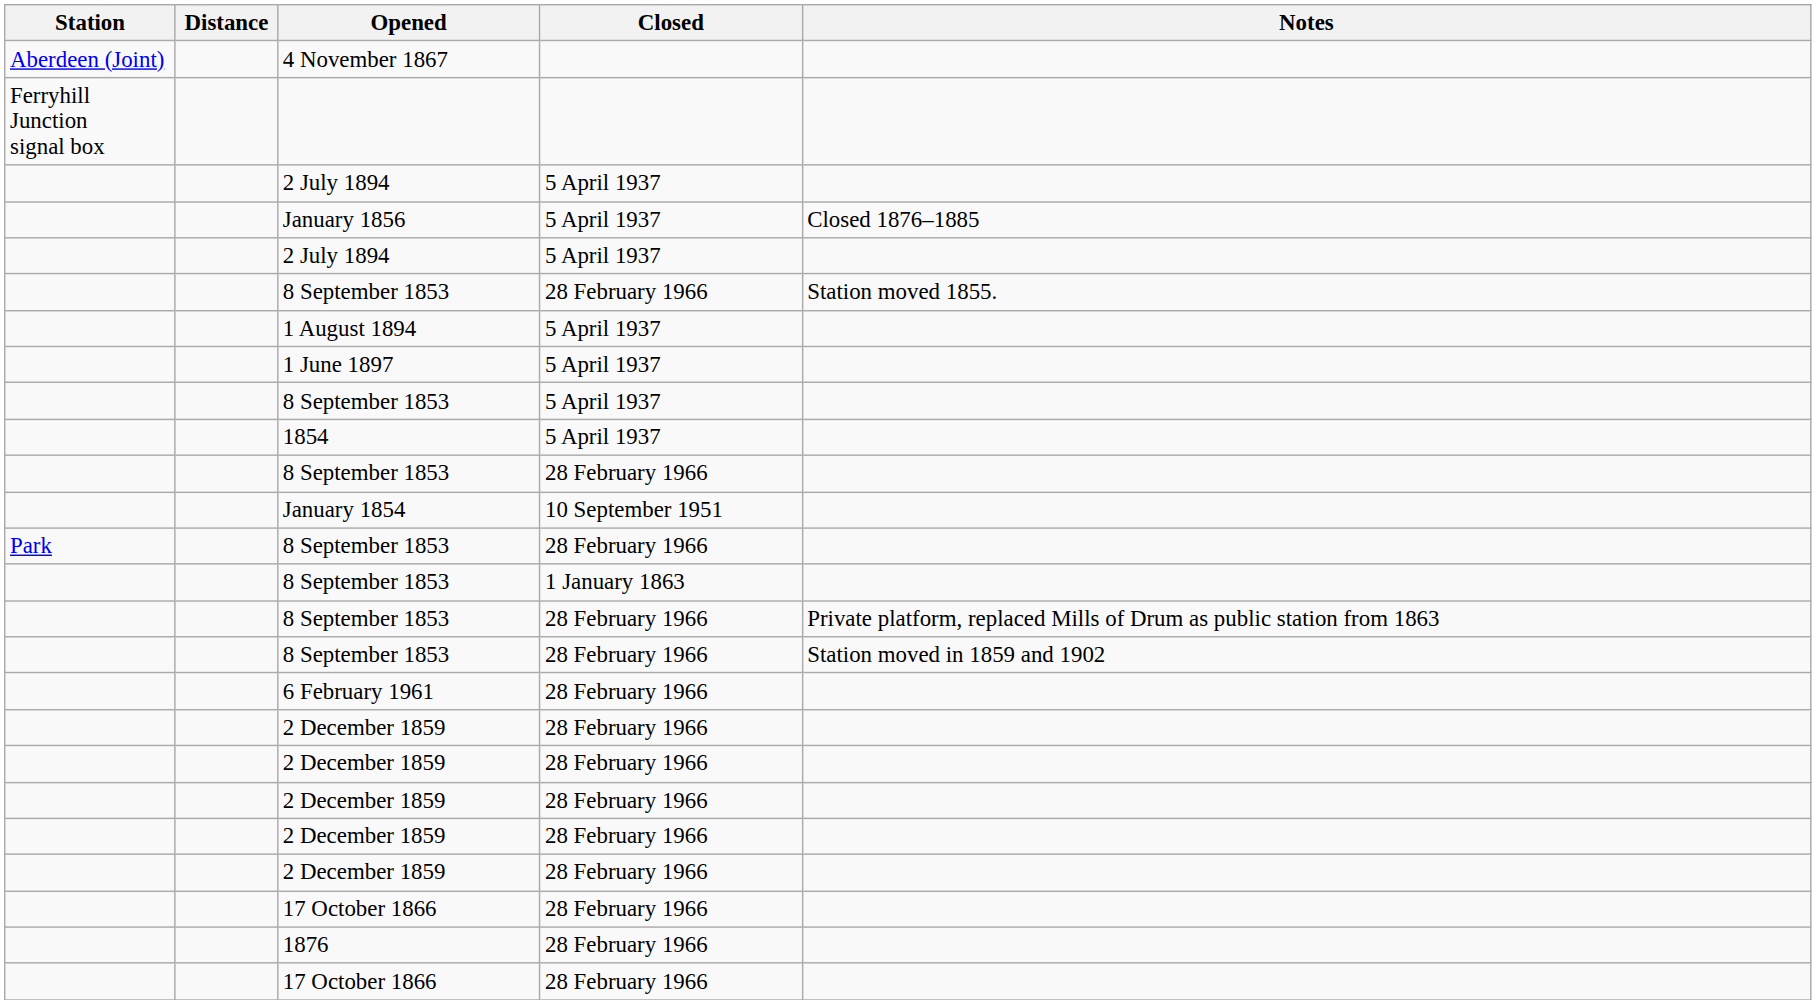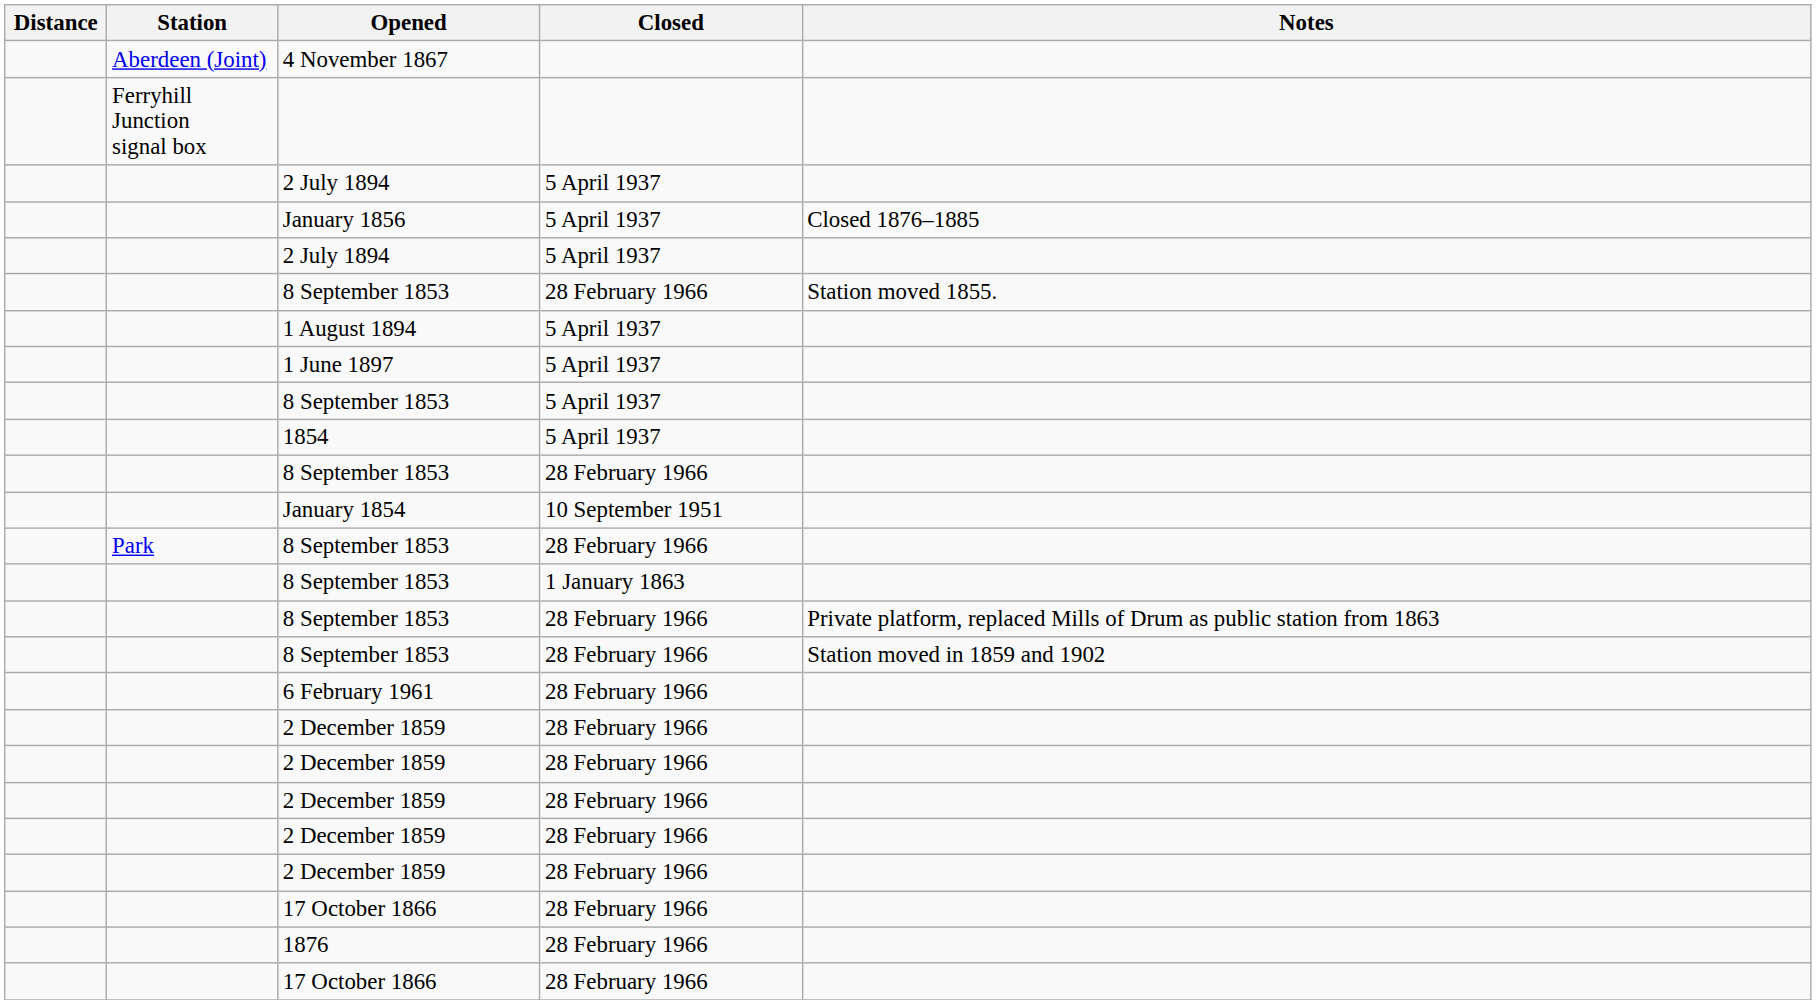columns swapped: (90, 22) <-> (226, 22)
